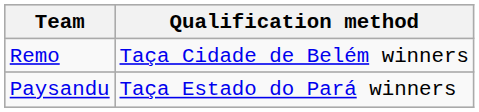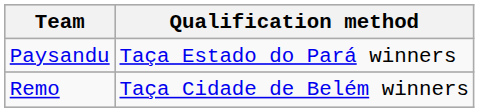rows swapped: (60, 90) <-> (35, 56)
